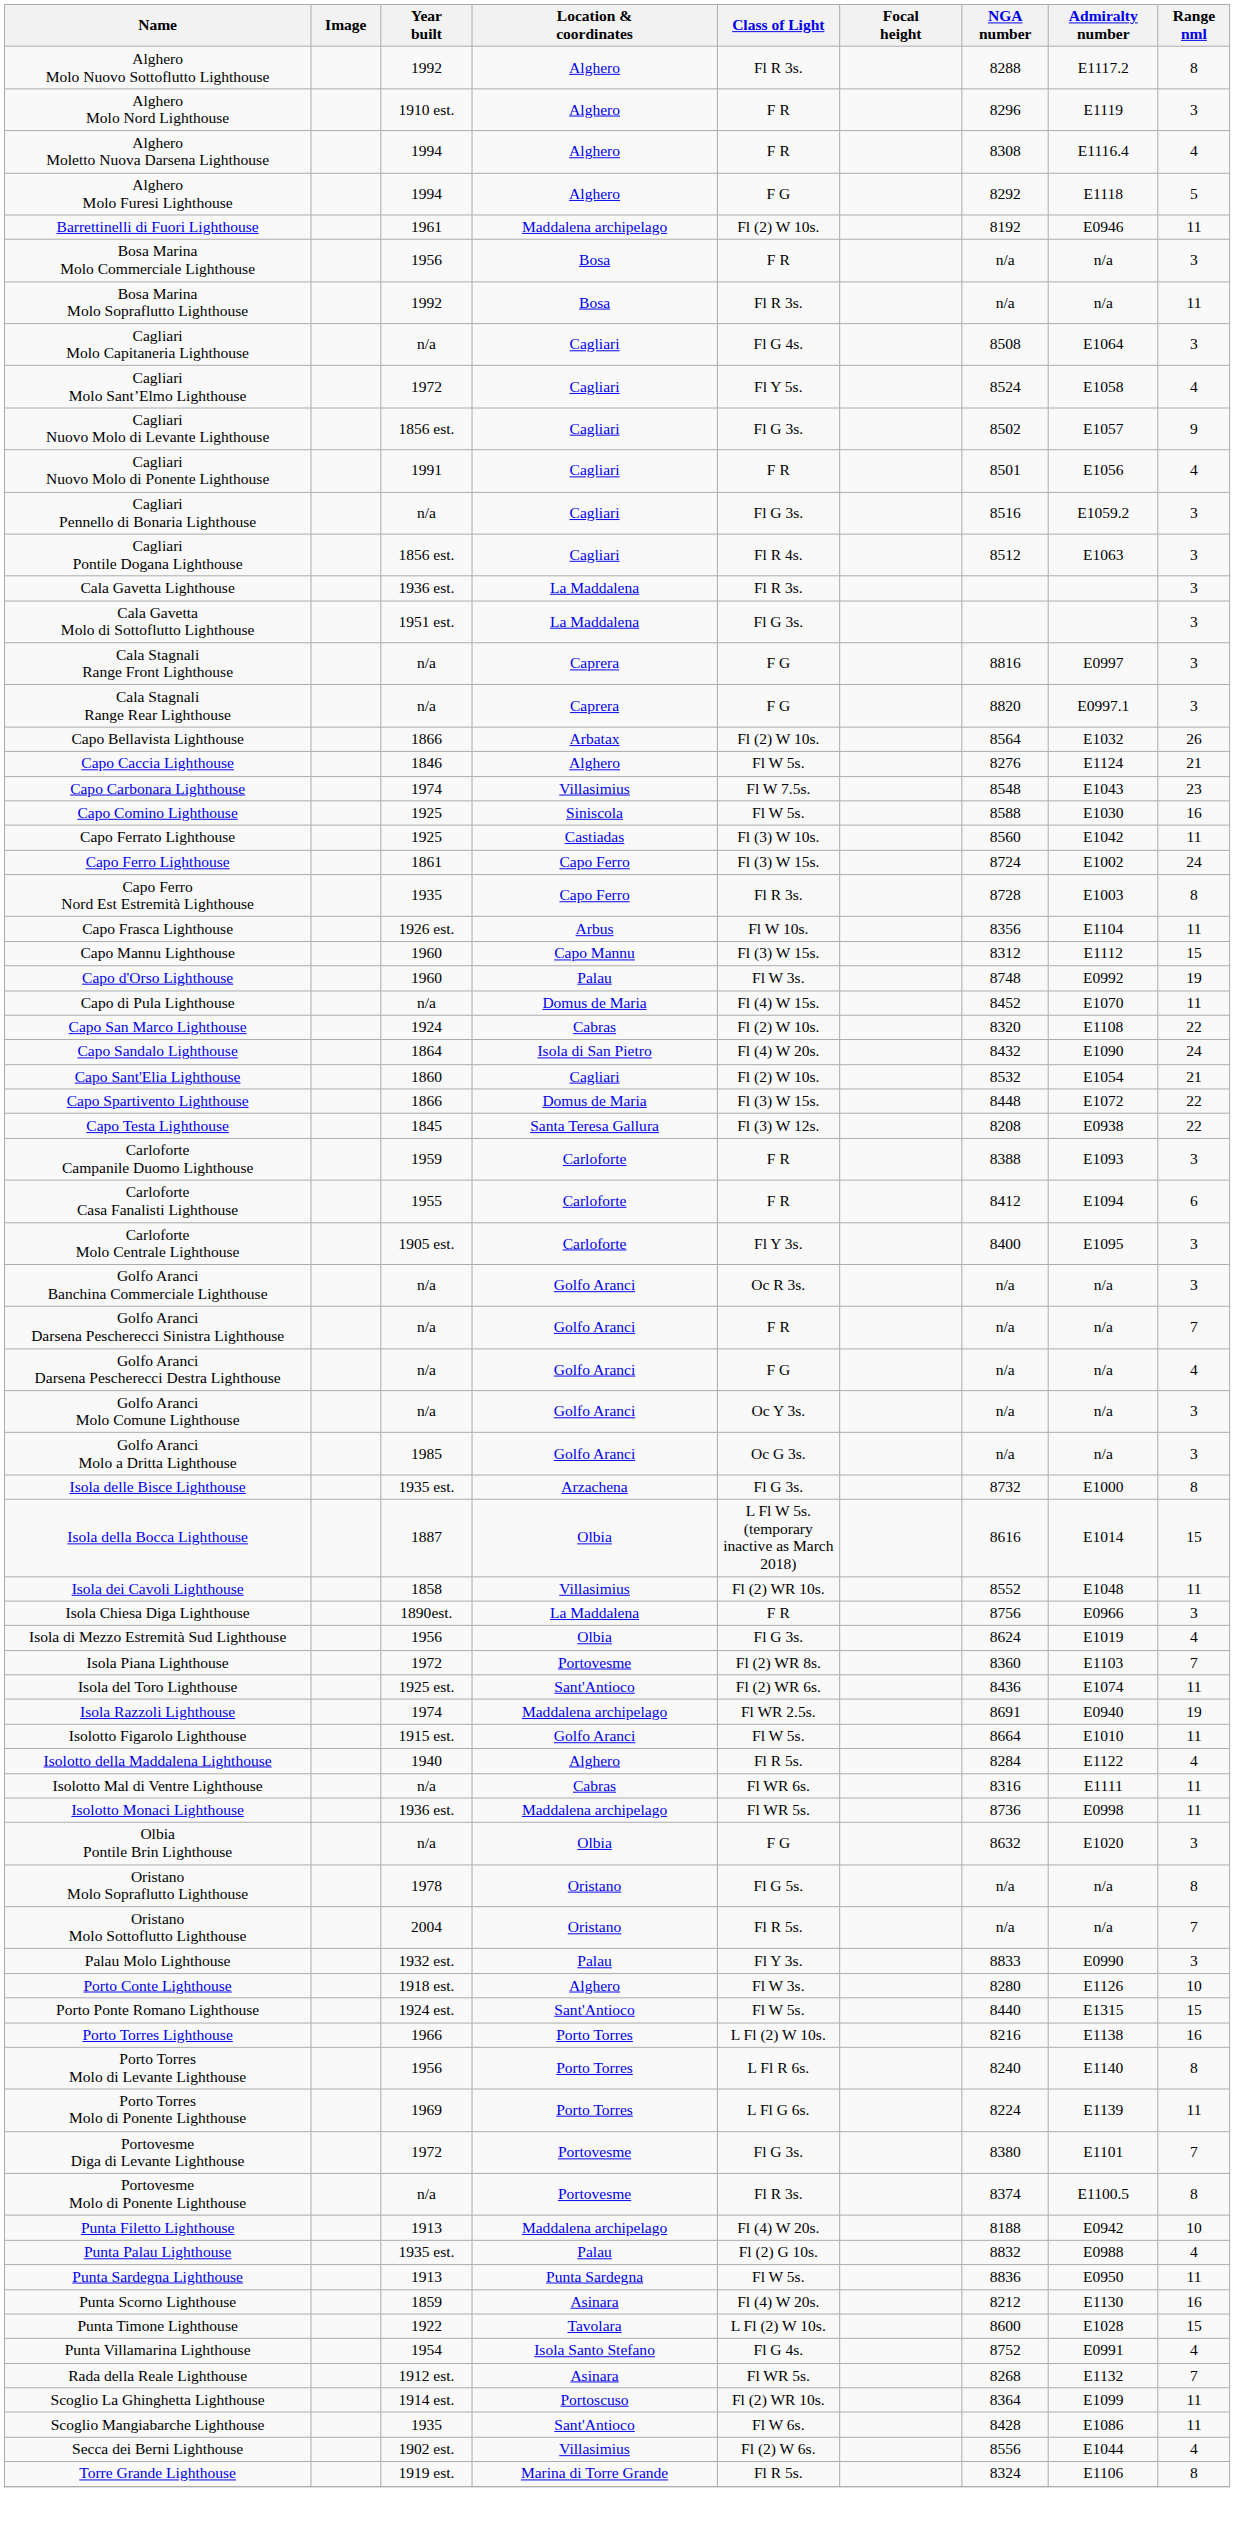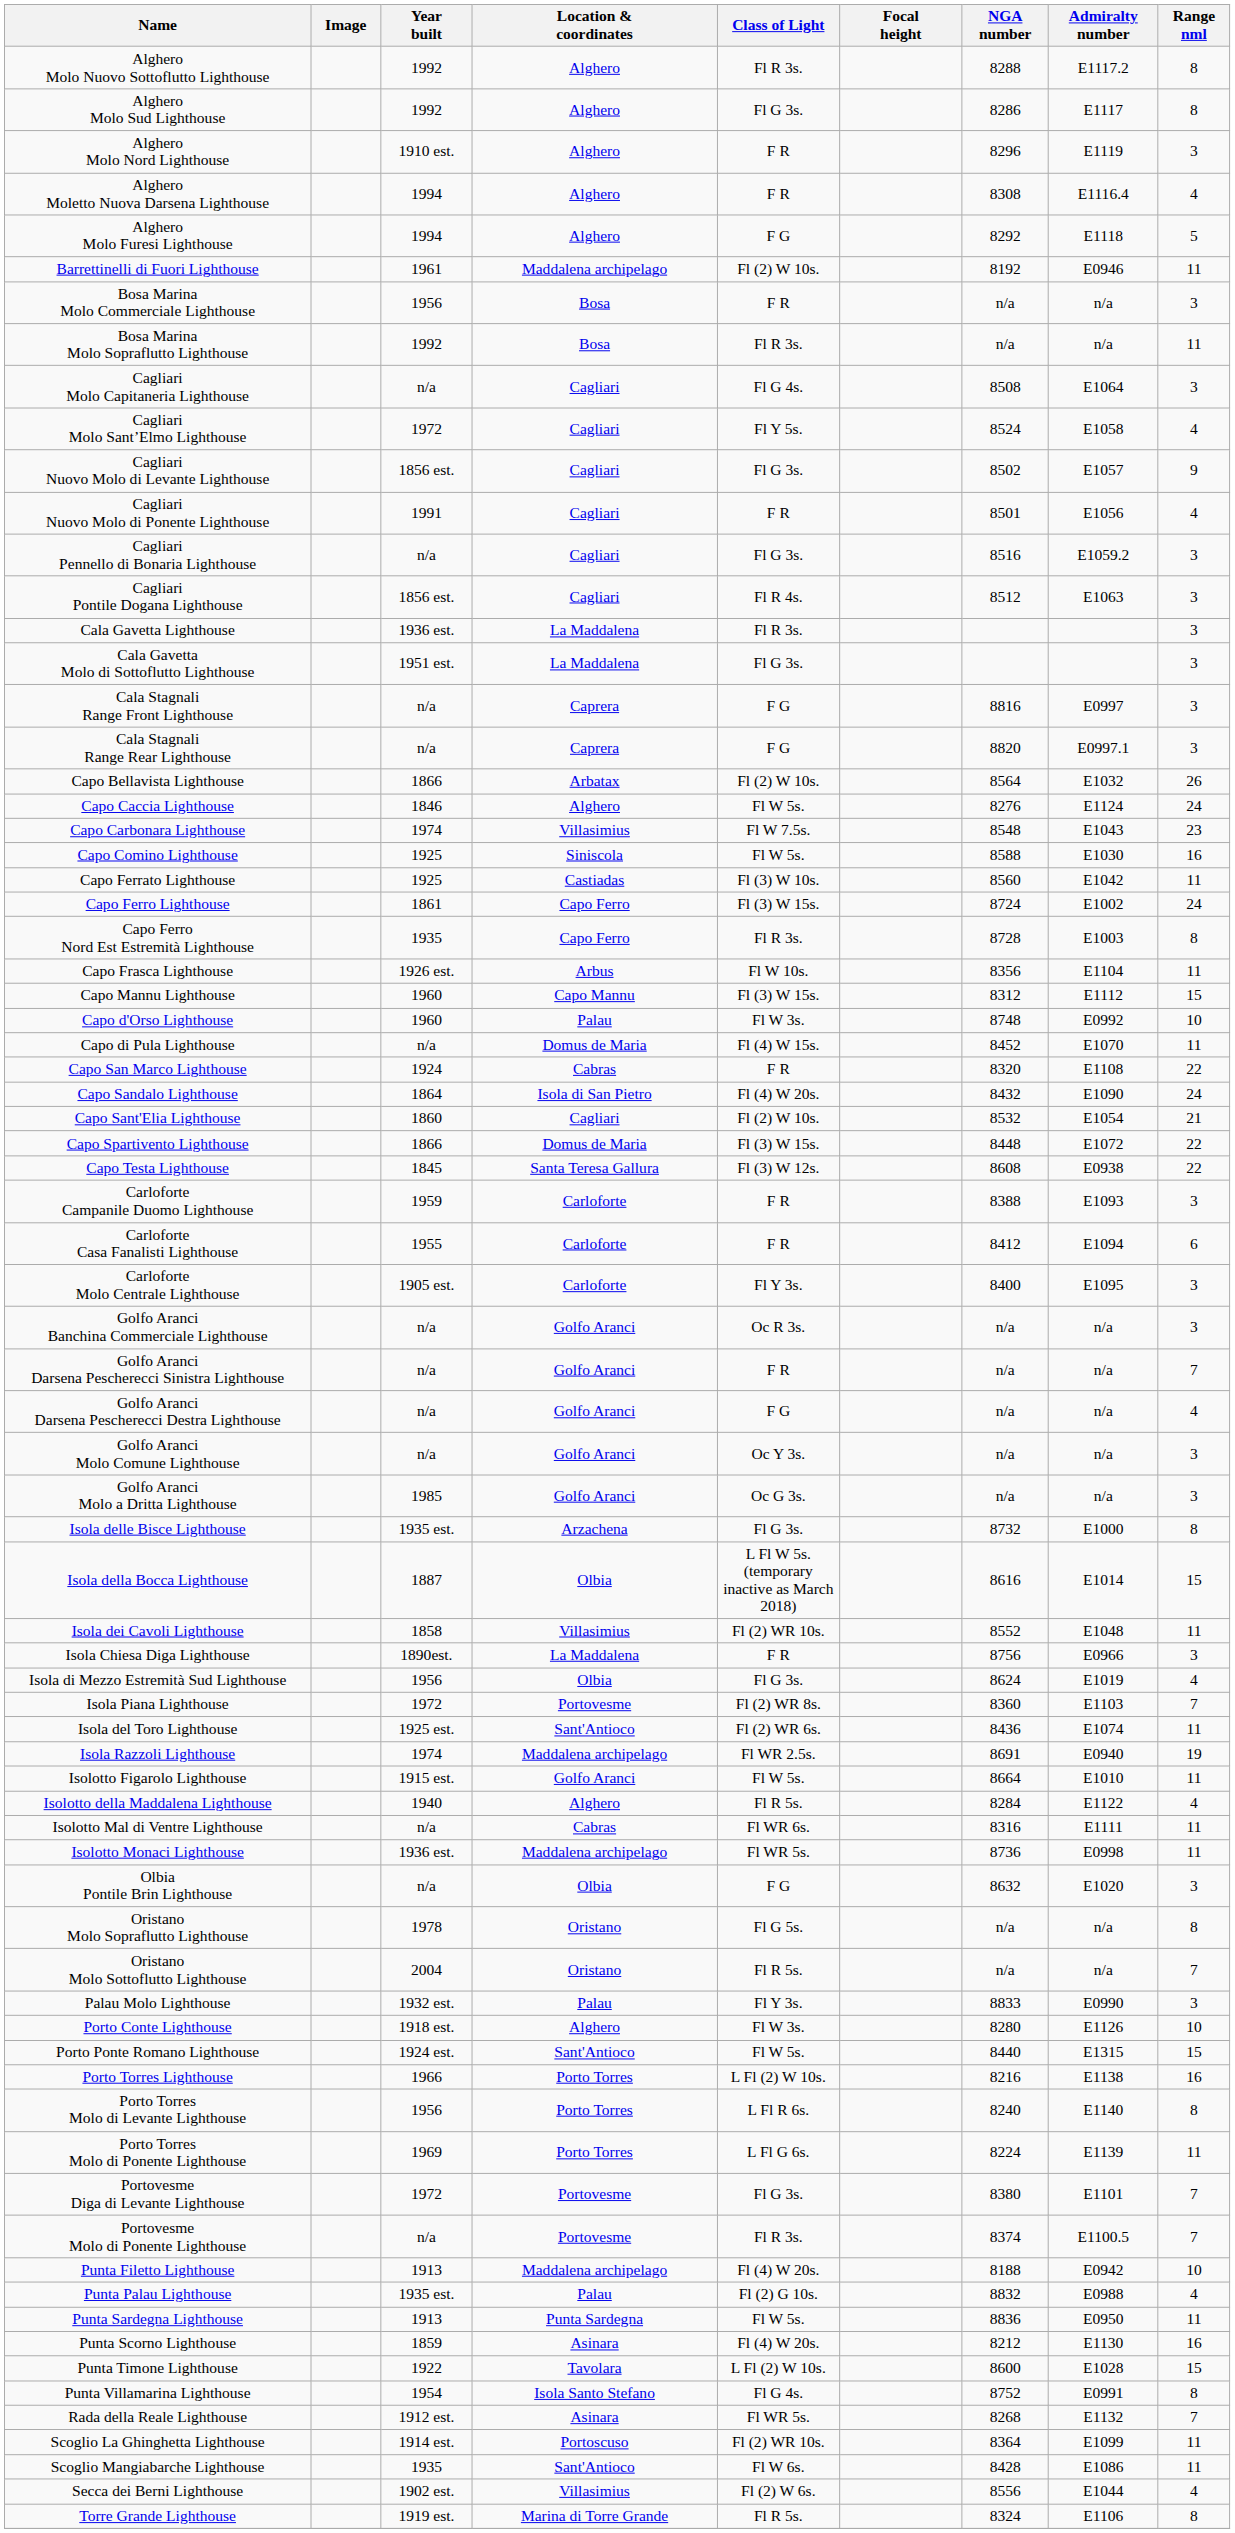+ row: (158, 109)
(1194, 763) 21 -> (1194, 805) 24
(1194, 978) 19 -> (1194, 1020) 10
(778, 1027) Fl (2) W 10s. -> (778, 1069) F R
(1005, 1125) 8208 -> (1005, 1167) 8608
(1194, 2194) 8 -> (1194, 2236) 7
(1194, 2350) 4 -> (1194, 2392) 8
